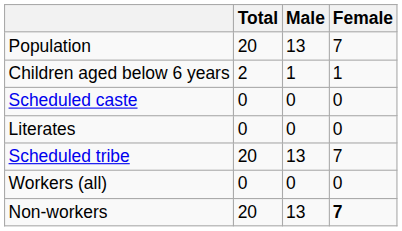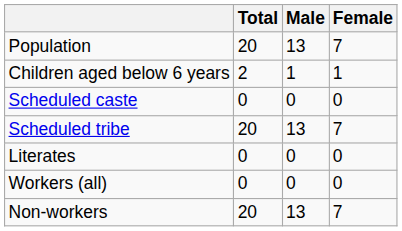rows swapped: (69, 156) <-> (42, 128)
(338, 211) bold -> (338, 211) normal
